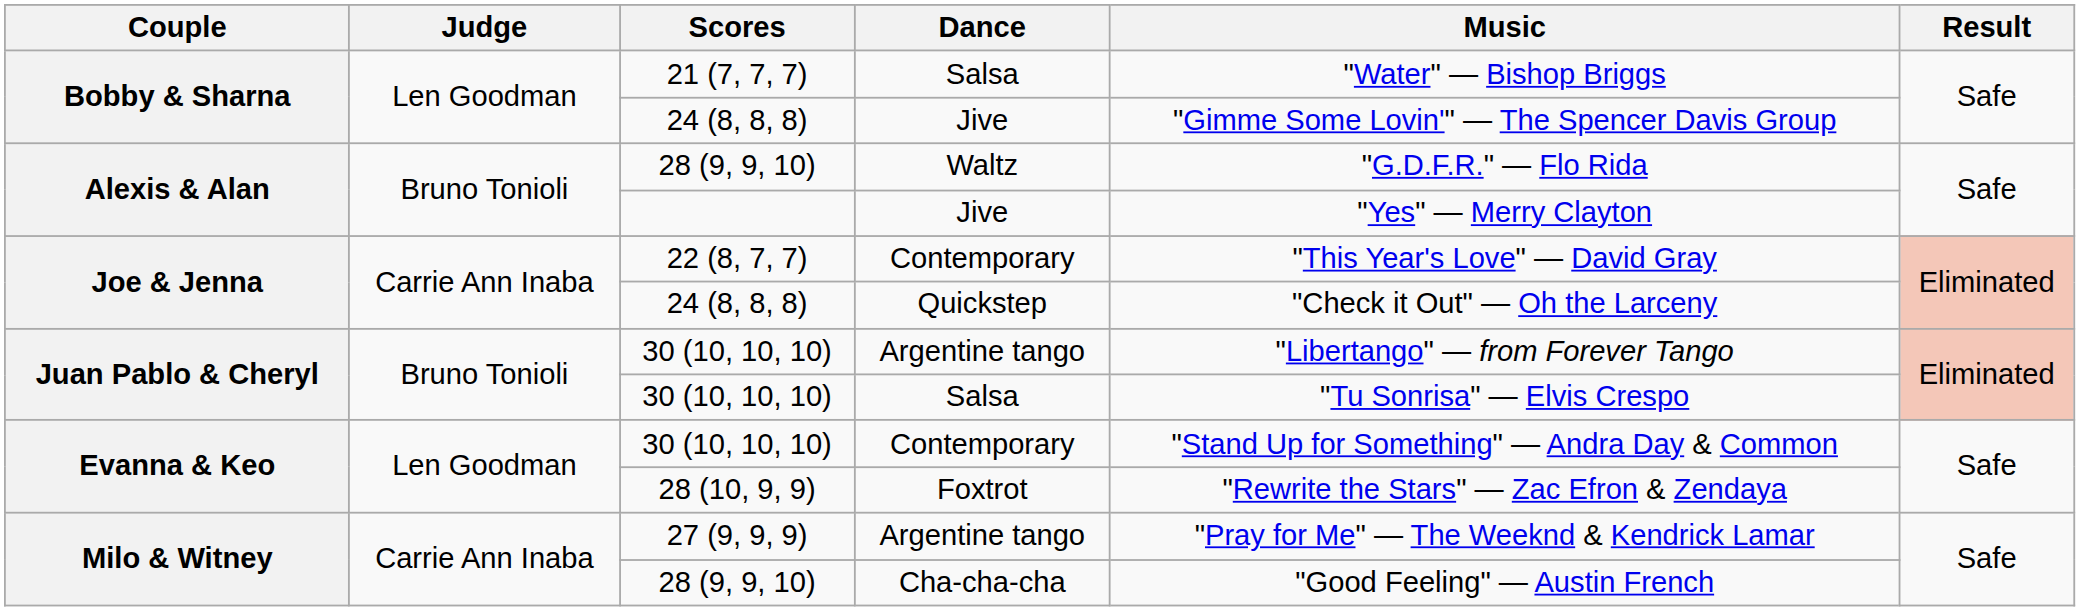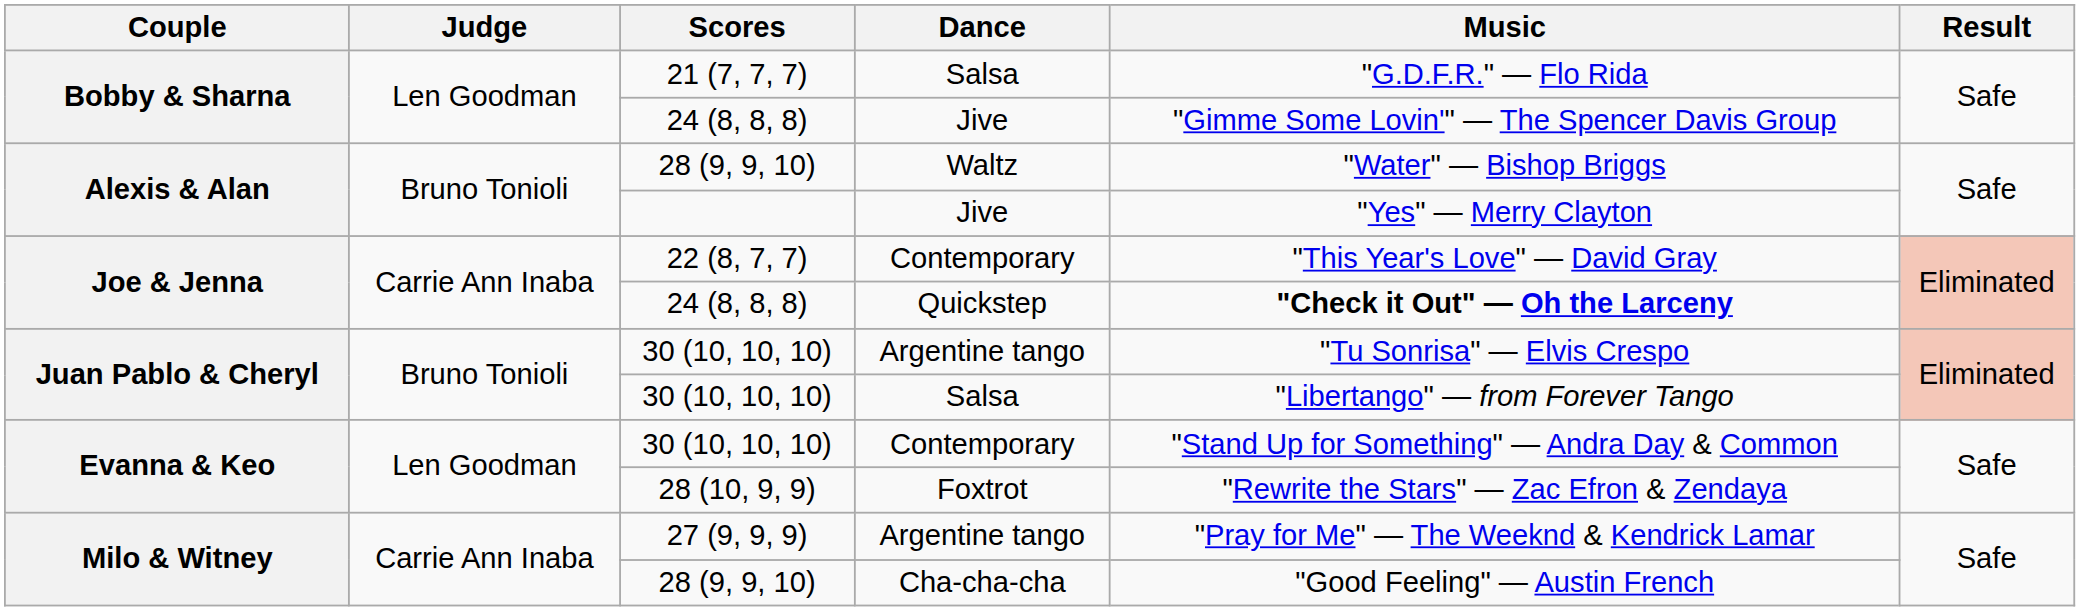(1505, 73) "Water" — Bishop Briggs -> (1505, 73) "G.D.F.R." — Flo Rida
(1505, 166) "G.D.F.R." — Flo Rida -> (1505, 166) "Water" — Bishop Briggs
(1505, 304) normal -> (1505, 304) bold
(1505, 350) "Libertango" — from Forever Tango -> (1505, 350) "Tu Sonrisa" — Elvis Crespo
(1505, 397) "Tu Sonrisa" — Elvis Crespo -> (1505, 397) "Libertango" — from Forever Tango
